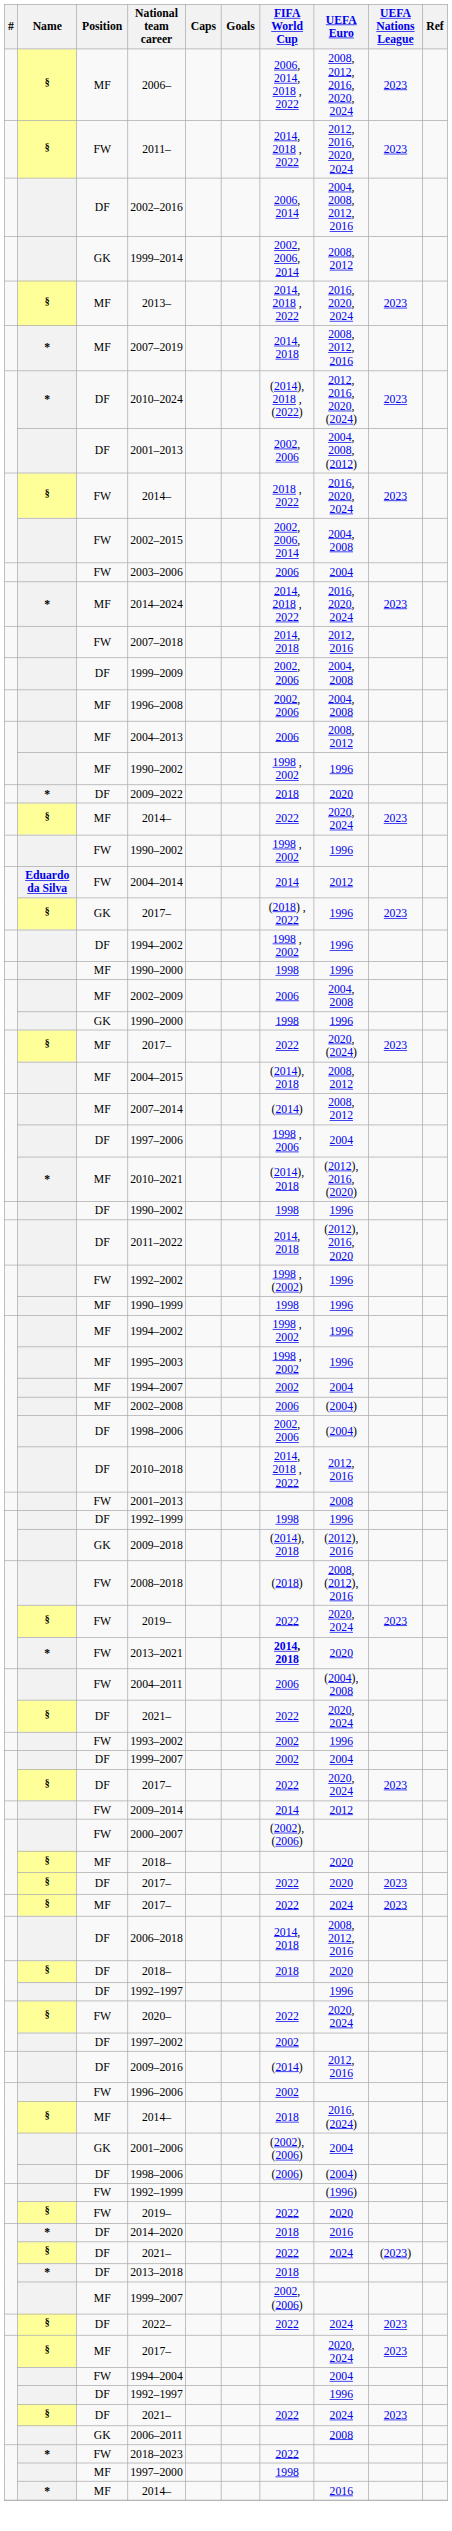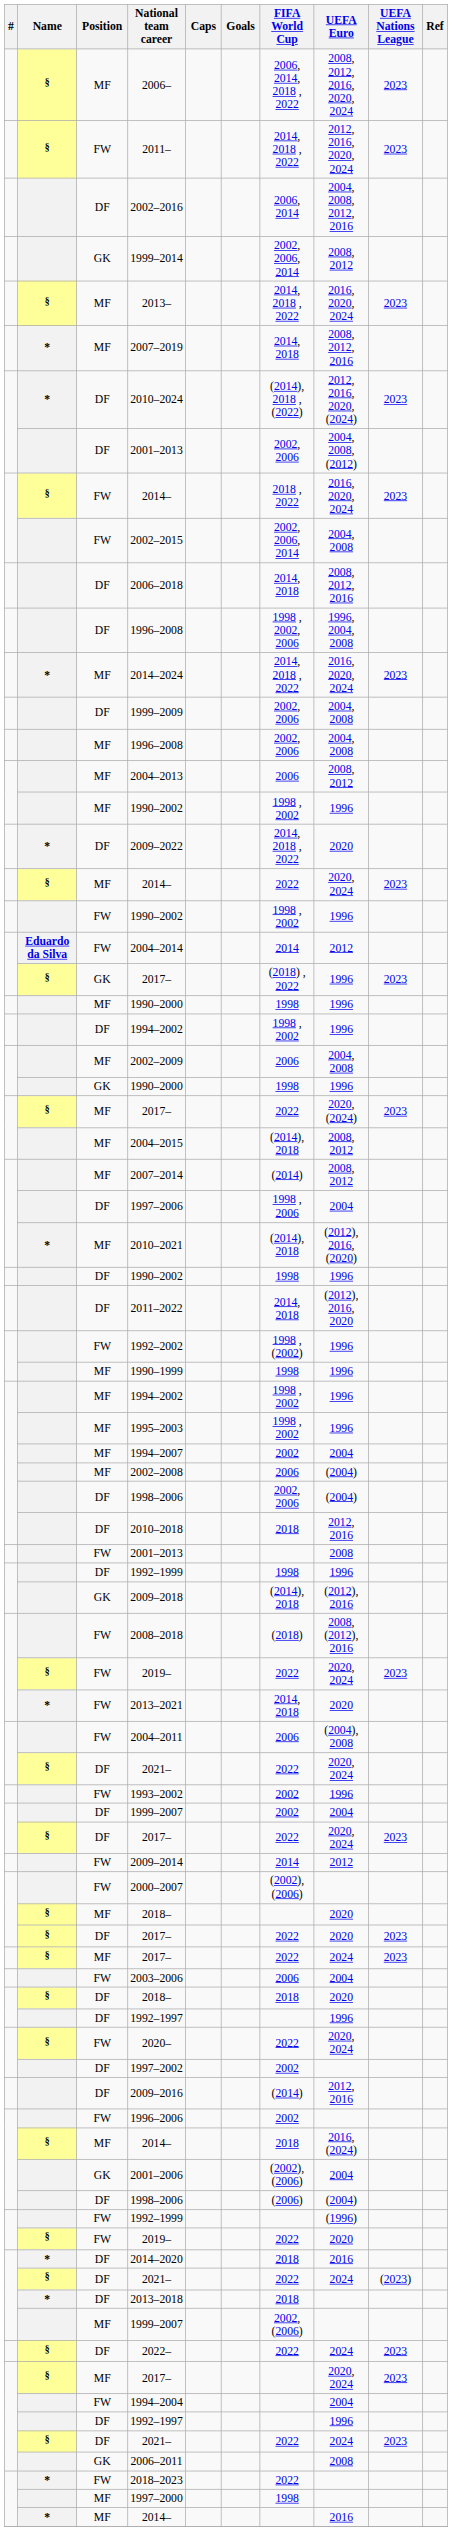rows swapped: (102, 1938) <-> (102, 572)
+ row: (102, 630)
- row: (102, 642)
(287, 793) 2018 -> (287, 846) 2014, 2018 , 2022
rows swapped: (102, 970) <-> (102, 945)
(287, 1469) 2014, 2018 , 2022 -> (287, 1528) 2018
(287, 1653) bold -> (287, 1705) normal
